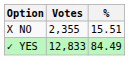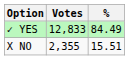rows swapped: (22, 46) <-> (19, 30)
